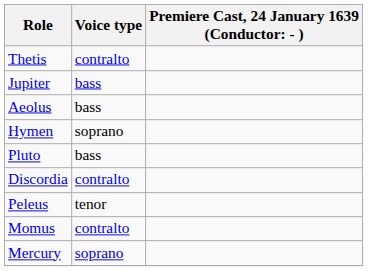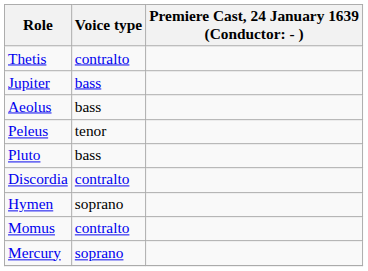rows swapped: (28, 204) <-> (31, 131)
